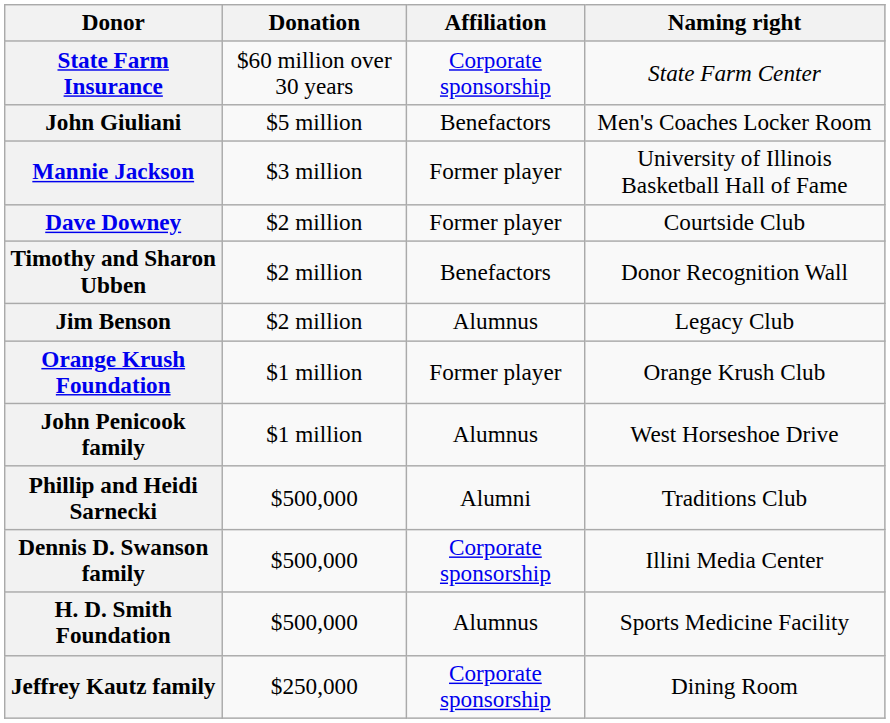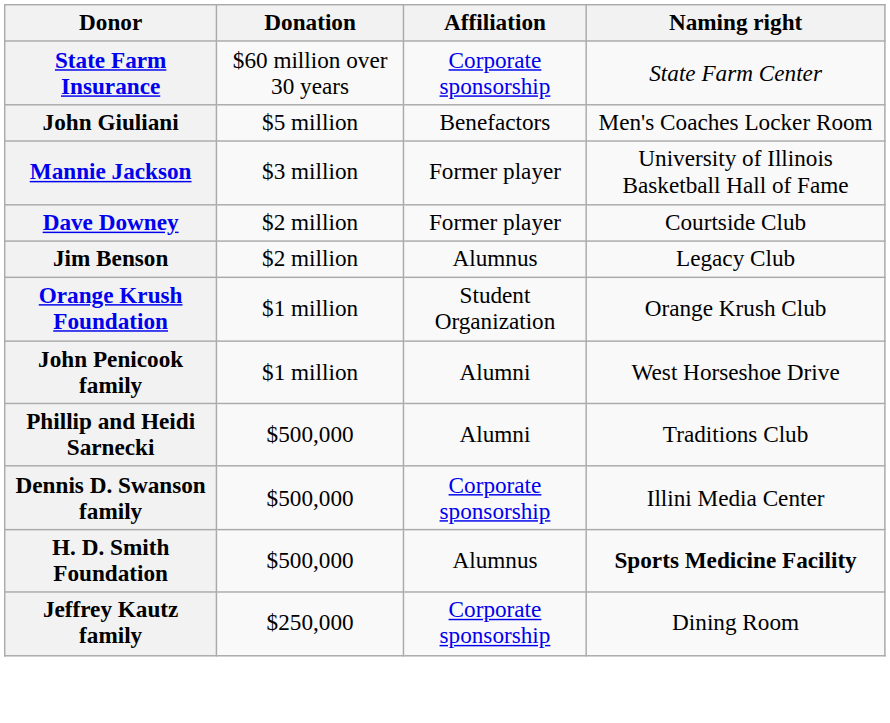- row: (113, 272)
(495, 371) Former player -> (495, 308) Student Organization
(495, 434) Alumnus -> (495, 371) Alumni
(734, 623) normal -> (736, 560) bold
